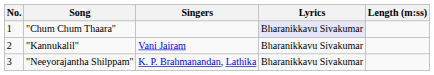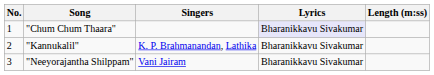(162, 46) Vani Jairam -> (197, 46) K. P. Brahmanandan, Lathika
(197, 62) K. P. Brahmanandan, Lathika -> (162, 62) Vani Jairam
